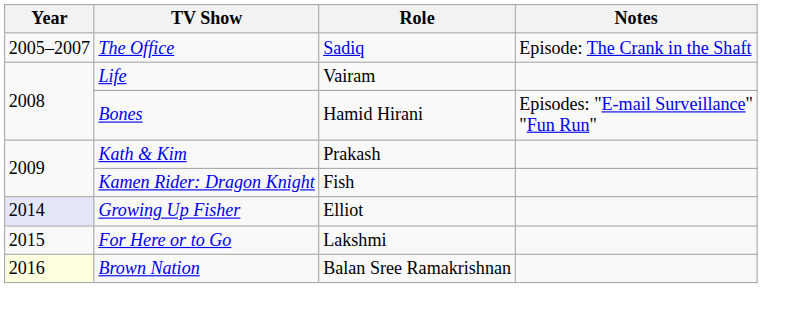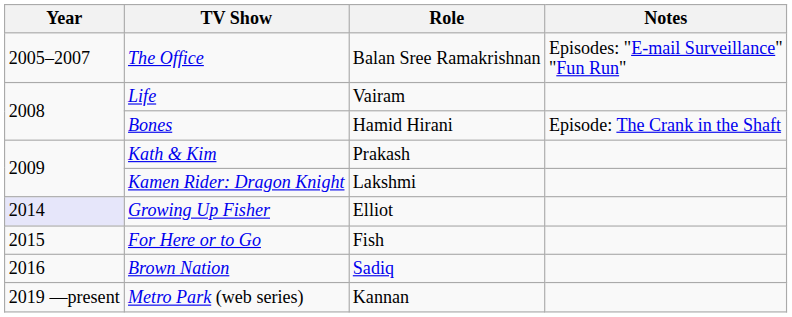(344, 47) Sadiq -> (447, 57) Balan Sree Ramakrishnan
(635, 47) Episode: The Crank in the Shaft -> (666, 57) Episodes: "E-mail Surveillance" "Fun Run"
(636, 115) Episodes: "E-mail Surveillance" "Fun Run" -> (665, 125) Episode: The Crank in the Shaft
(339, 182) Fish -> (384, 182) Lakshmi
(355, 239) Lakshmi -> (368, 239) Fish
(27, 268) lightyellow background -> (27, 268) no background
(417, 268) Balan Sree Ramakrishnan -> (373, 268) Sadiq
+ row: (216, 297)
